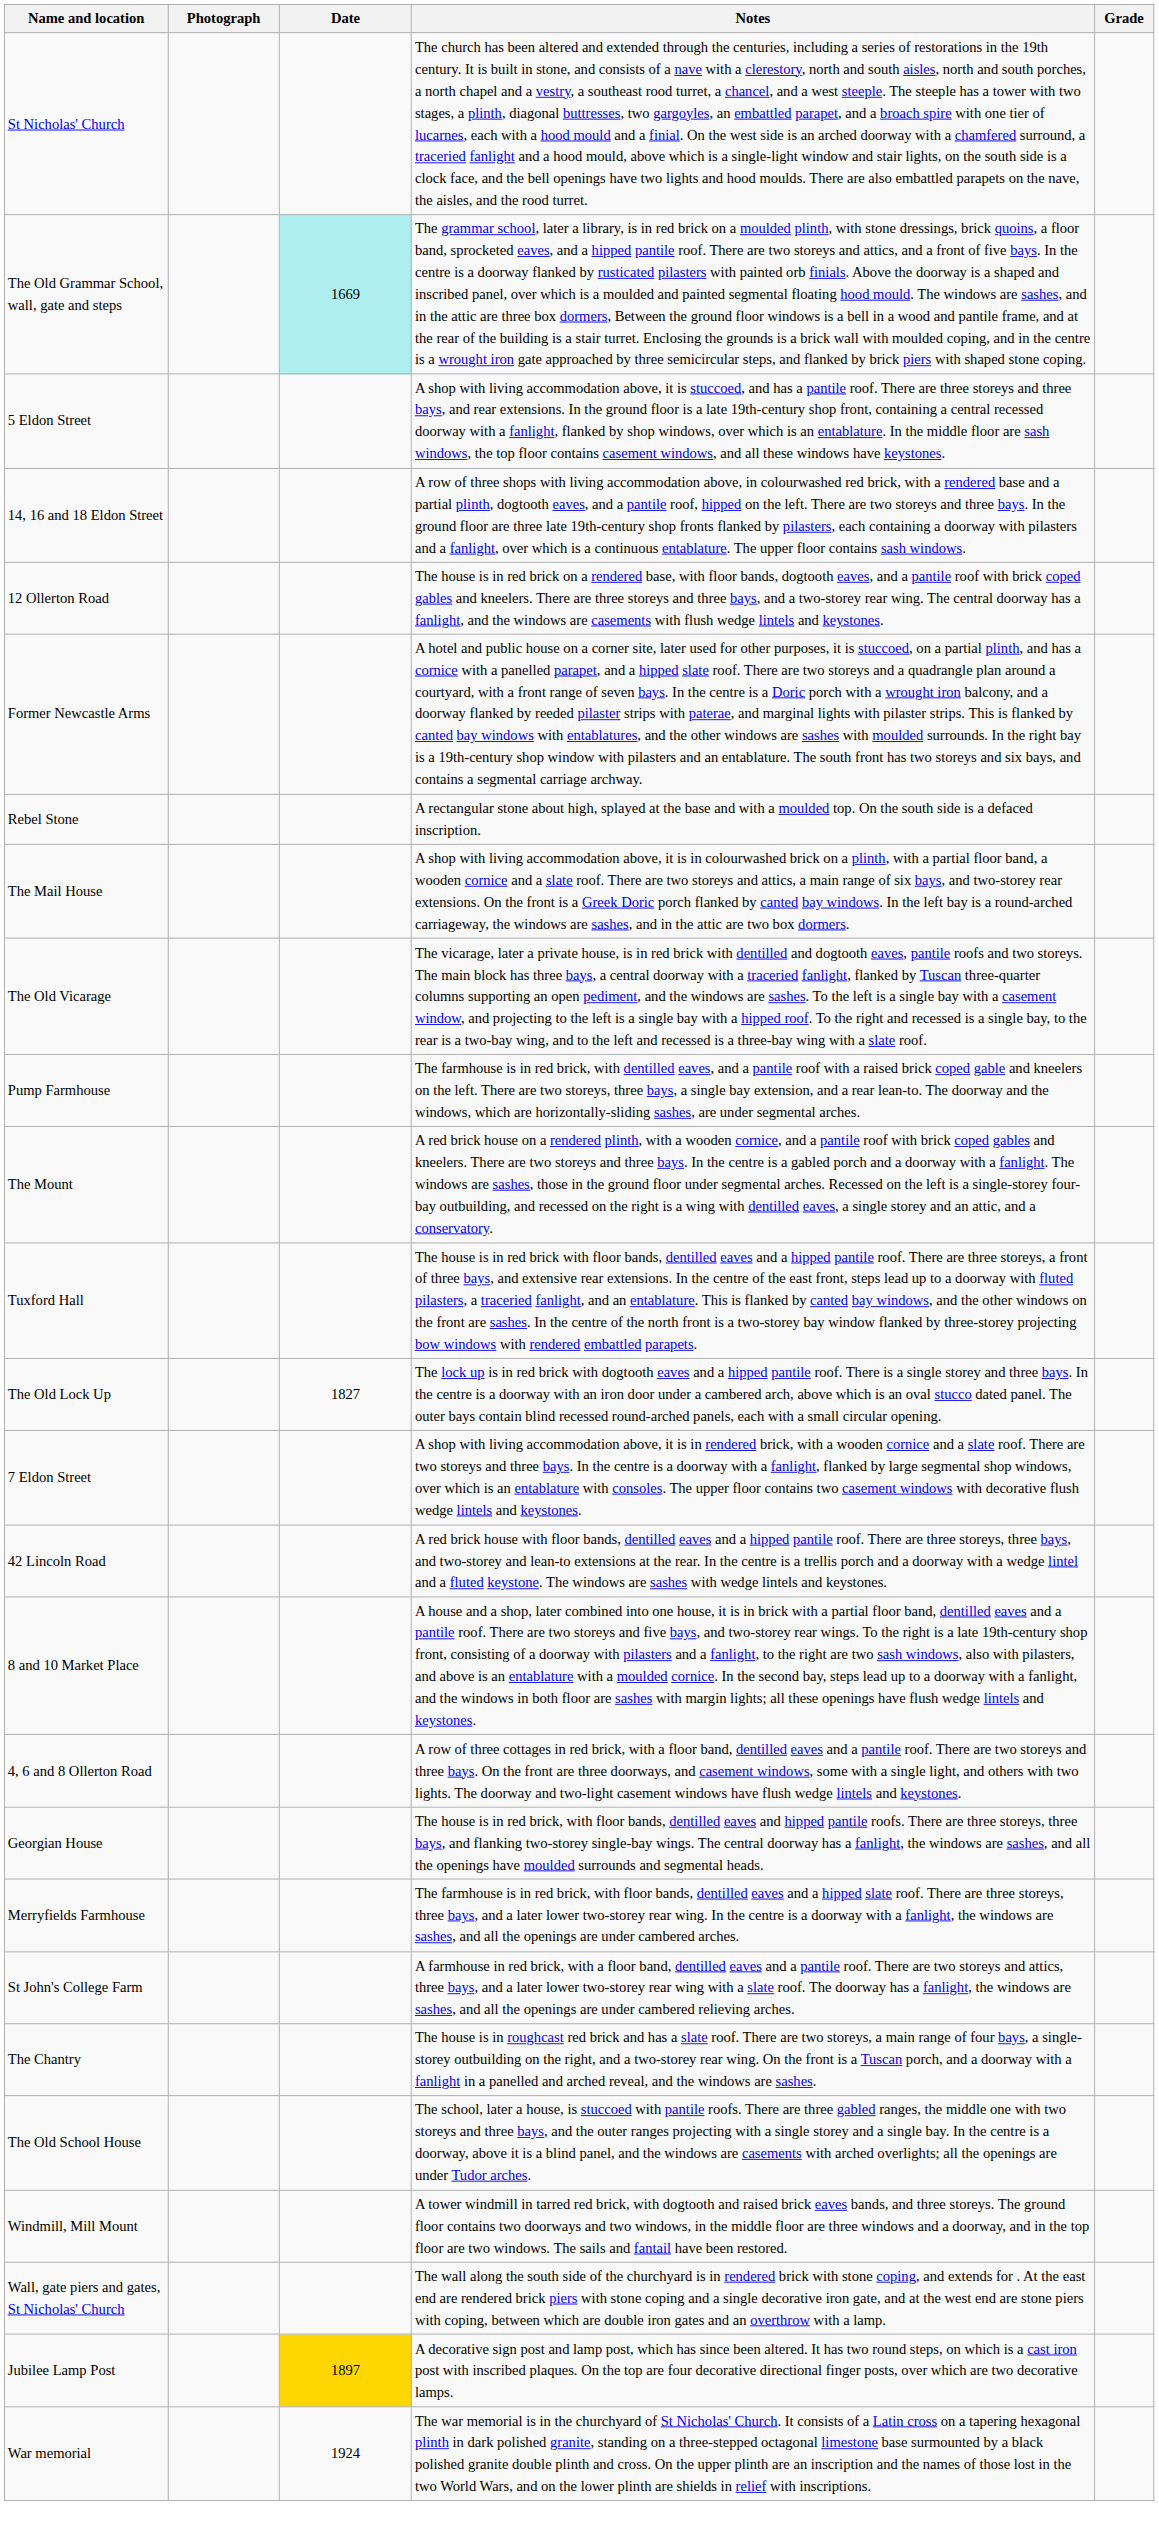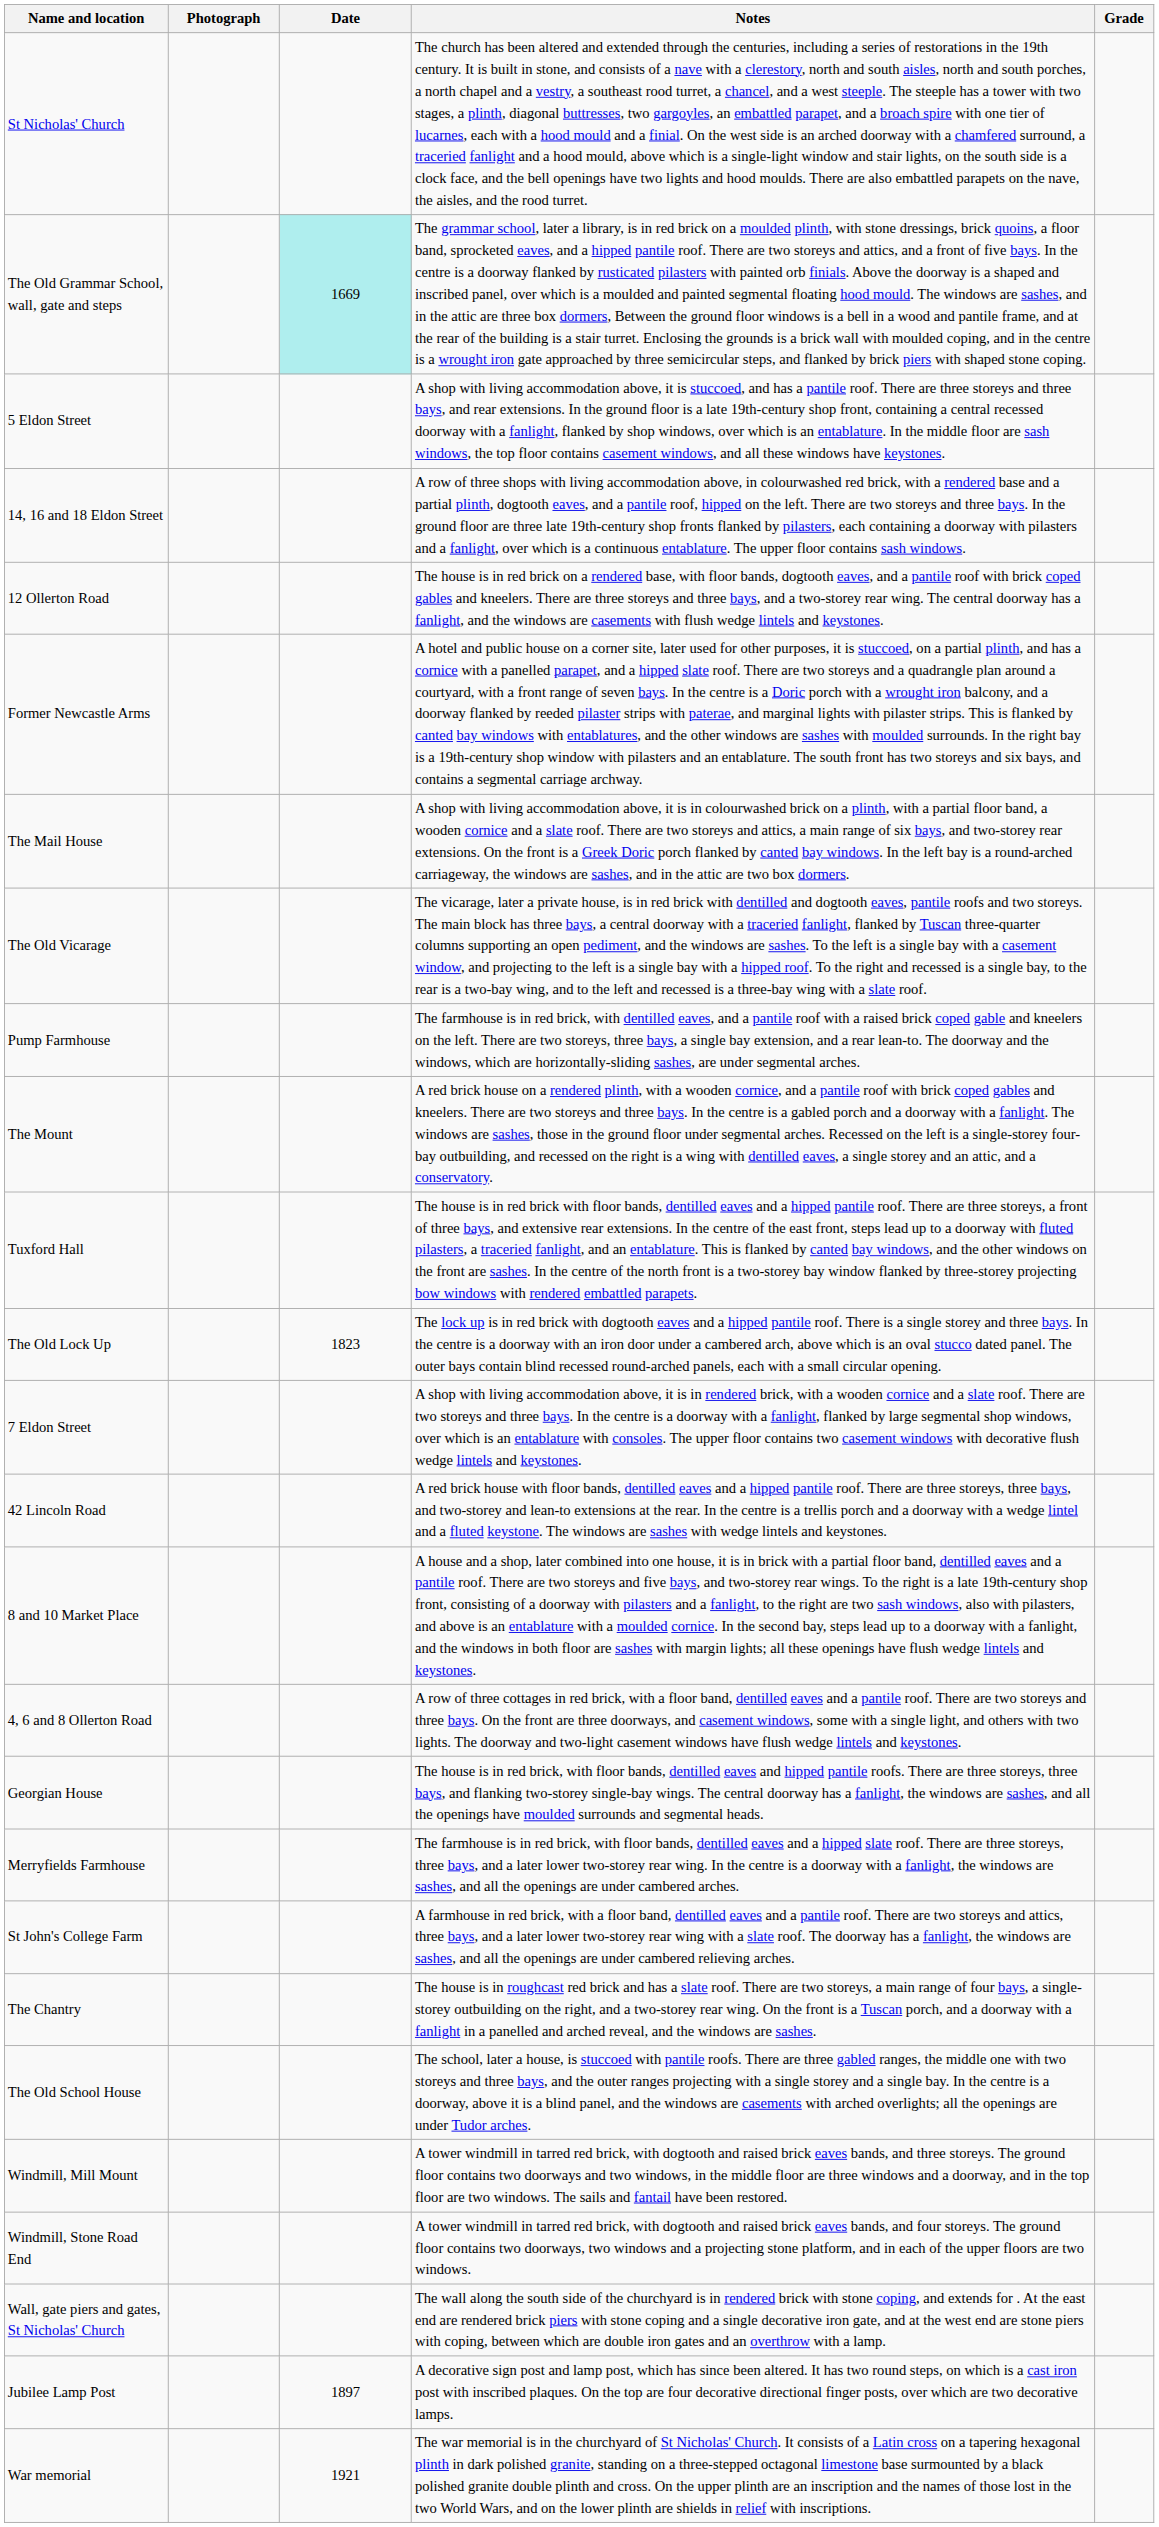- row: (43, 819)
(345, 1394) 1827 -> (345, 1344) 1823
+ row: (73, 2247)
(345, 2370) gold background -> (345, 2392) no background
(345, 2453) 1924 -> (345, 2475) 1921
